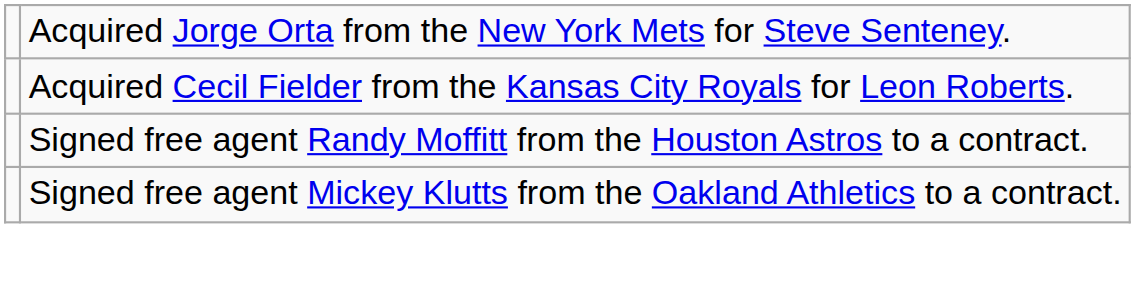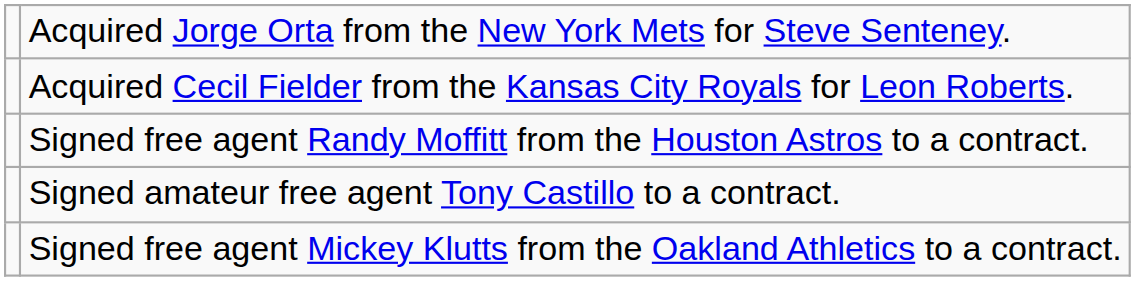+ row: (435, 193)
